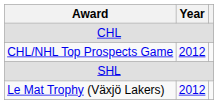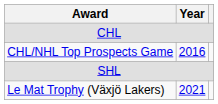(192, 52) 2012 -> (192, 52) 2016
(192, 90) 2012 -> (192, 90) 2021
